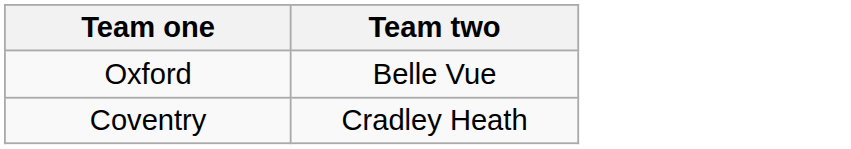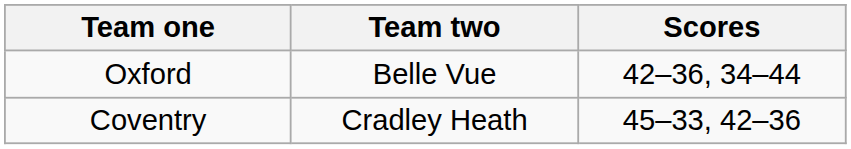+ column: (712, 27)
